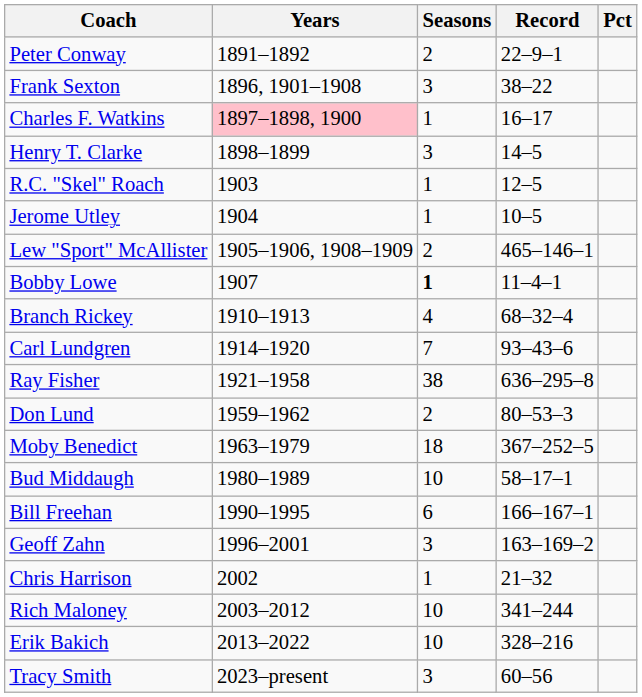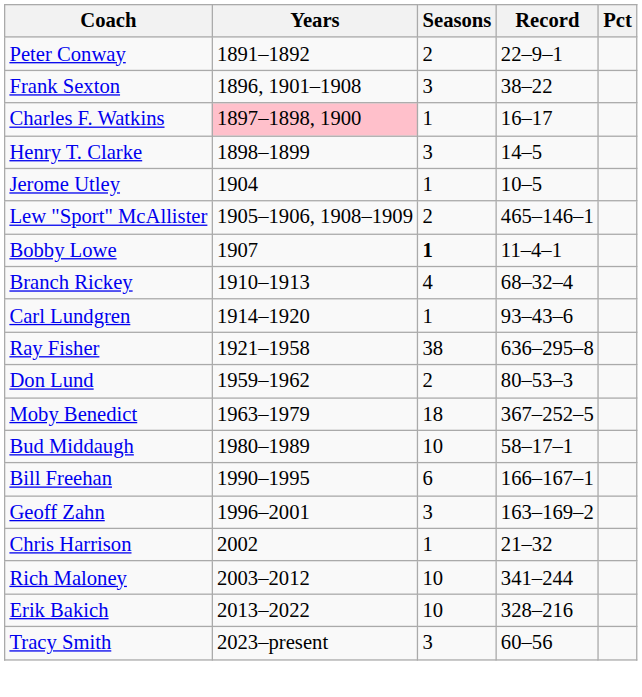- row: (87, 184)
(428, 348) 7 -> (428, 315) 1
